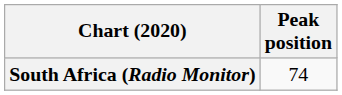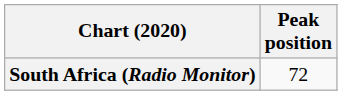(298, 74) 74 -> (298, 74) 72
